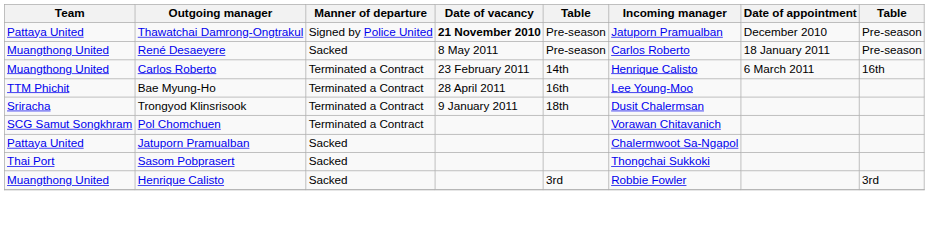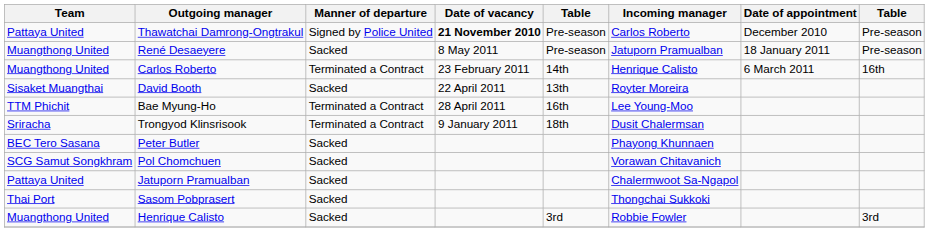(667, 32) Jatuporn Pramualban -> (650, 32) Carlos Roberto
(650, 50) Carlos Roberto -> (667, 50) Jatuporn Pramualban
+ row: (170, 87)
+ row: (169, 143)
(366, 124) Terminated a Contract -> (328, 161) Sacked
